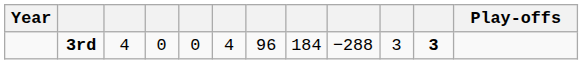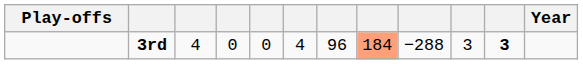columns swapped: (31, 18) <-> (516, 18)
(306, 46) no background -> (377, 46) lightsalmon background
